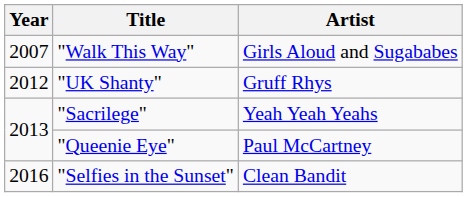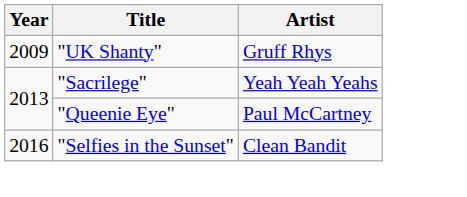- row: (126, 51)
(29, 82) 2012 -> (29, 51) 2009
